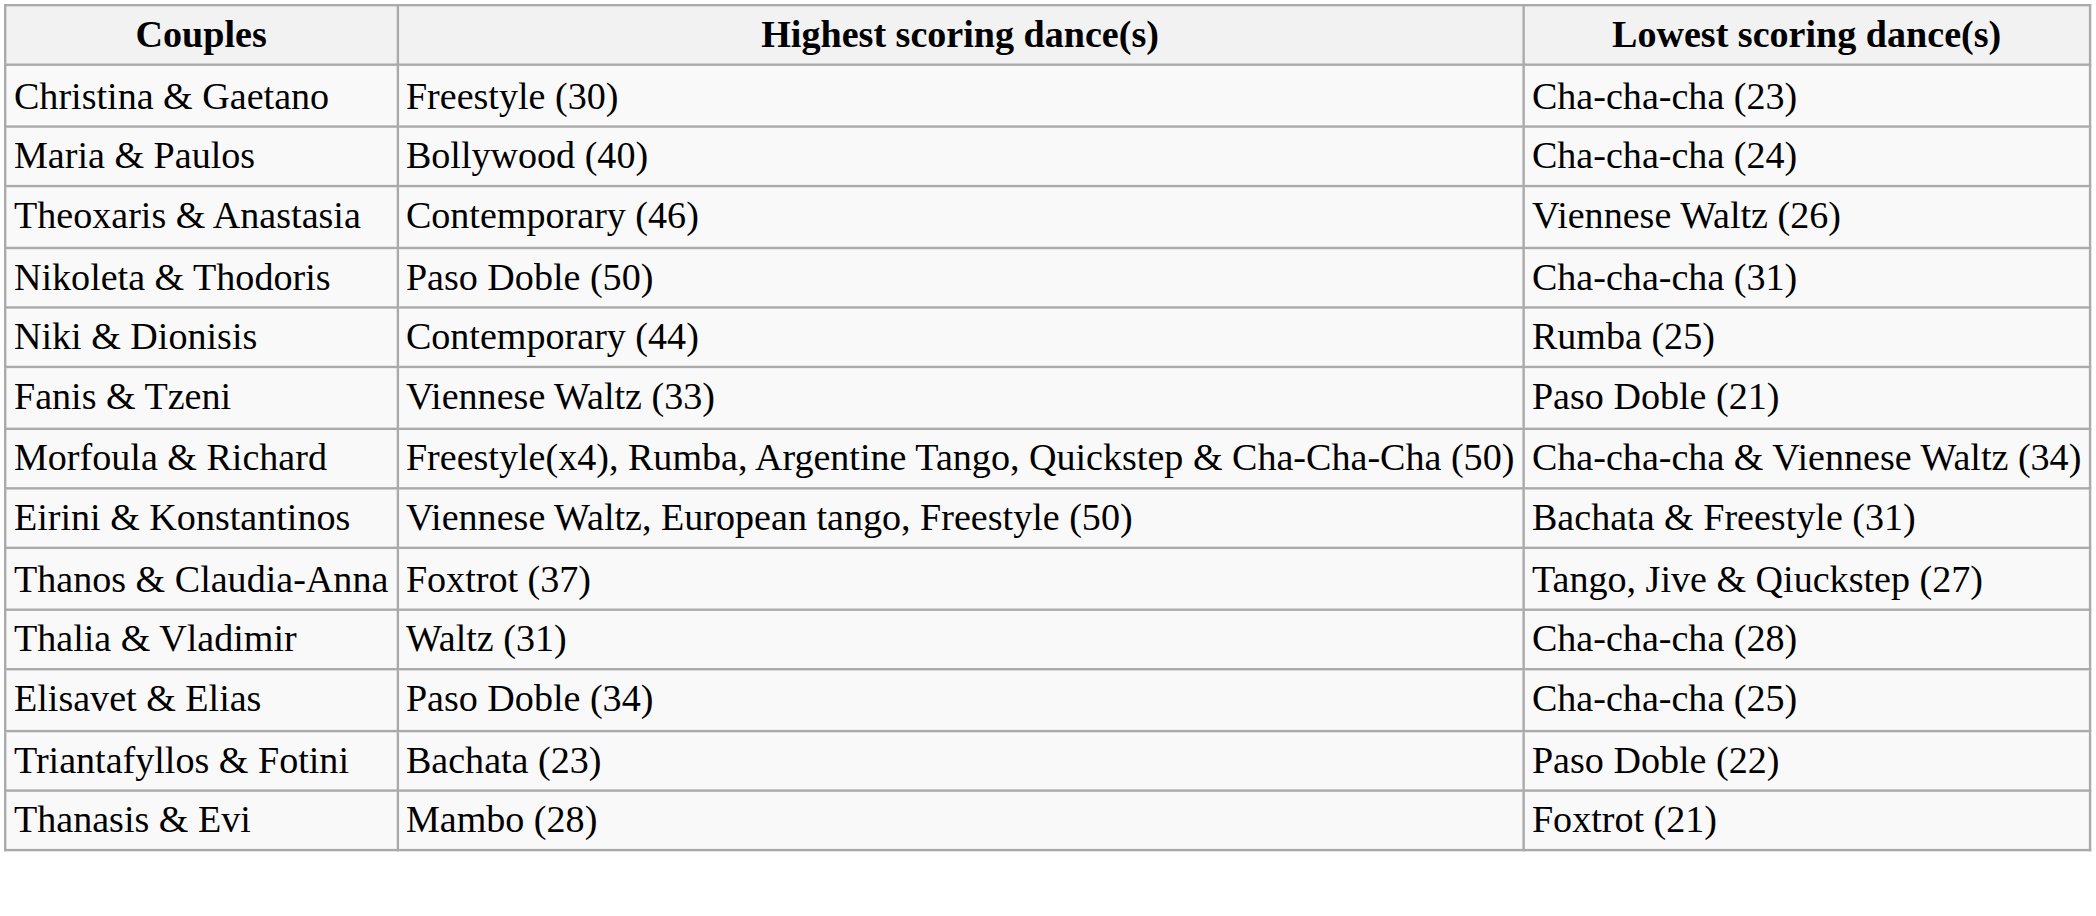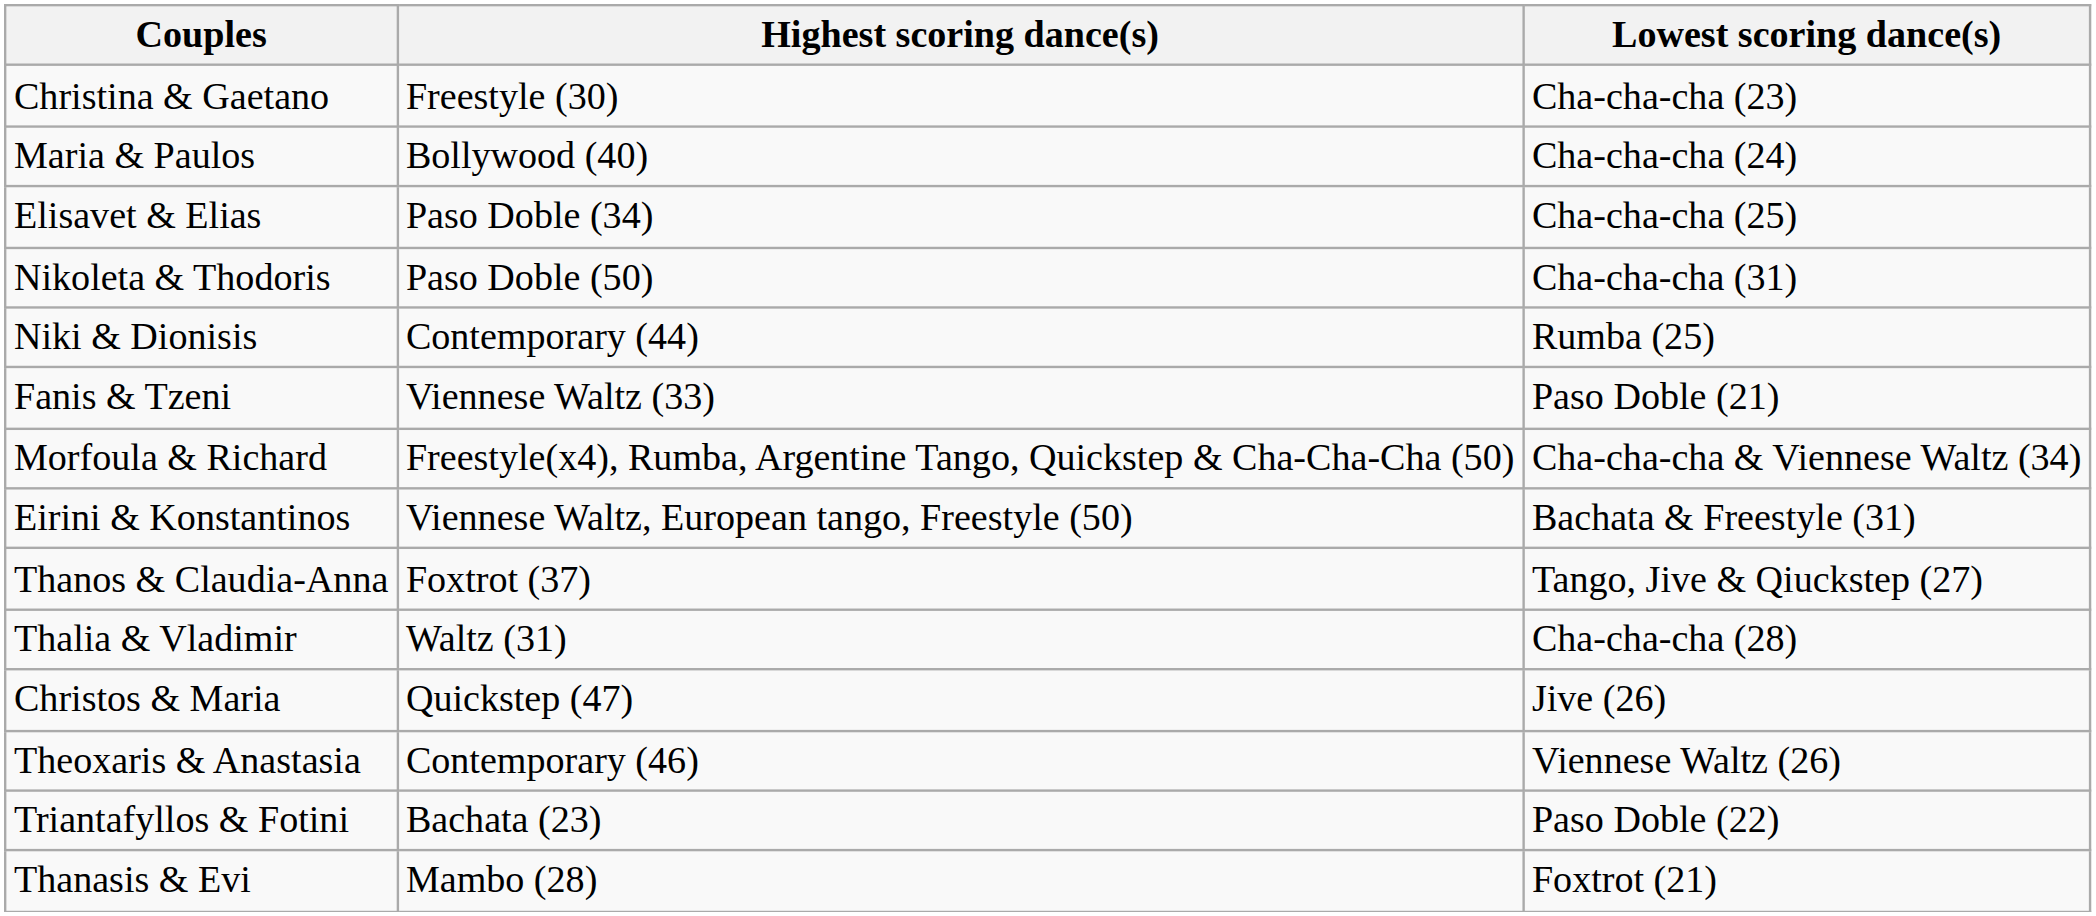rows swapped: (187, 215) <-> (138, 699)
+ row: (147, 699)
